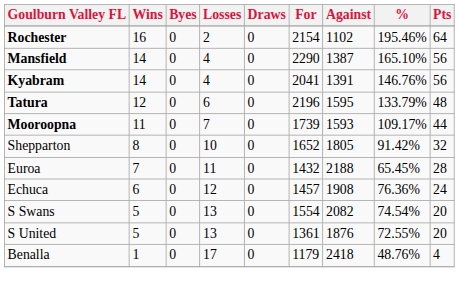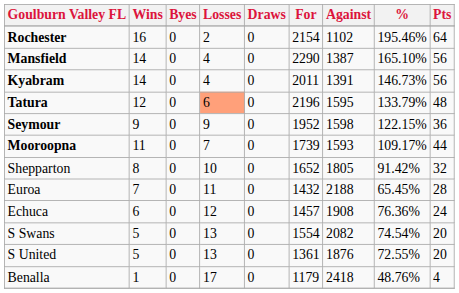(306, 80) 2041 -> (306, 80) 2011
(402, 80) 146.76% -> (402, 80) 146.73%
(206, 102) no background -> (206, 102) lightsalmon background
+ row: (34, 124)
